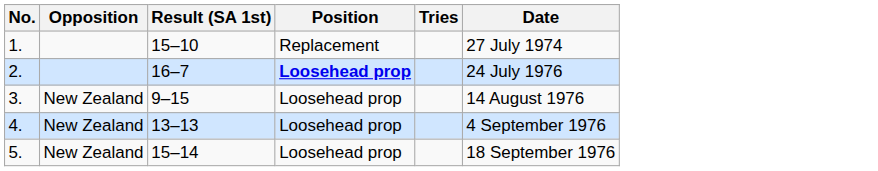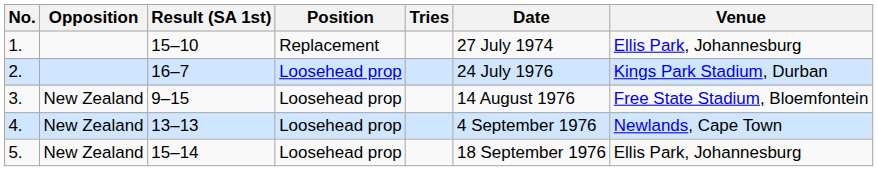+ column: (741, 17)
(345, 71) bold -> (340, 71) normal
